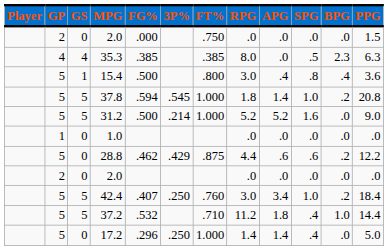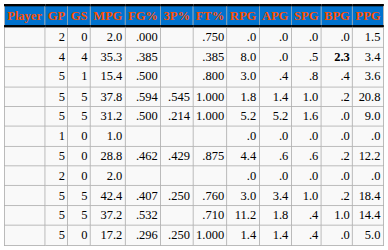(342, 57) normal -> (342, 57) bold
(373, 57) 6.3 -> (373, 57) 3.4
